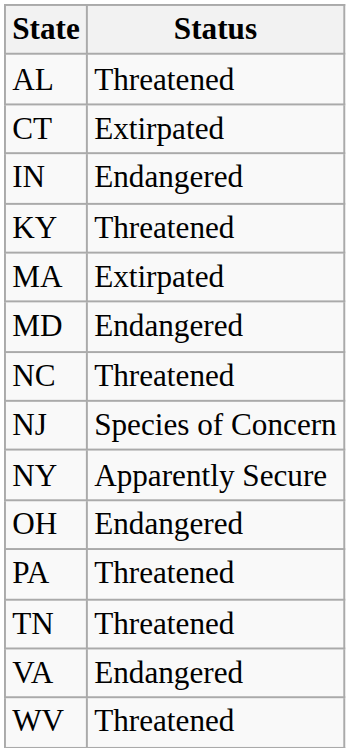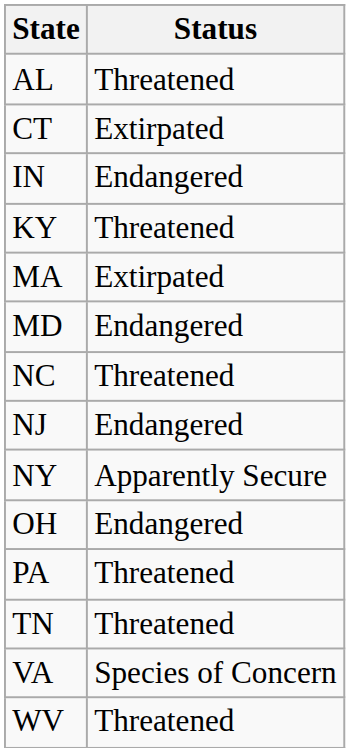(215, 425) Species of Concern -> (169, 425) Endangered
(169, 672) Endangered -> (215, 672) Species of Concern
